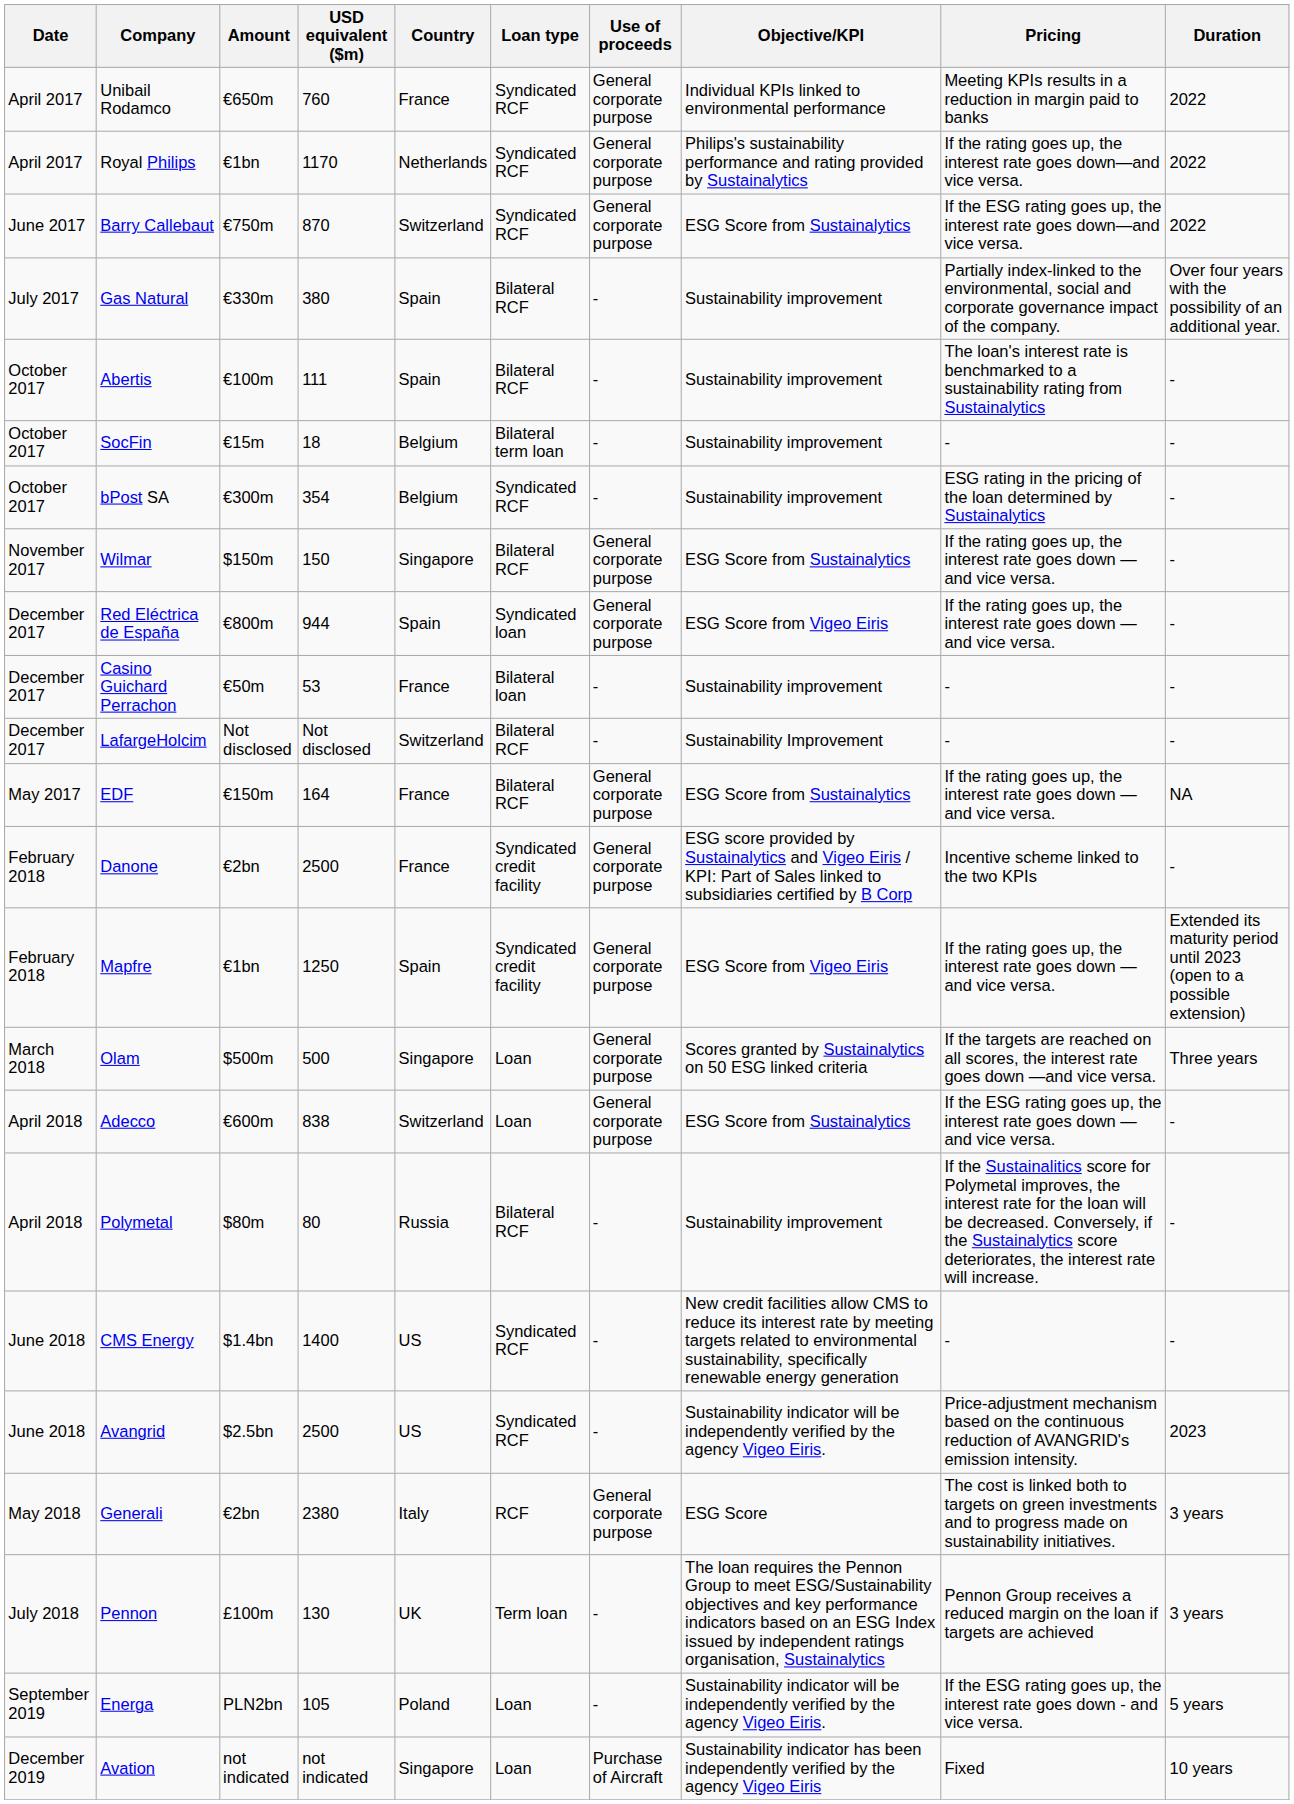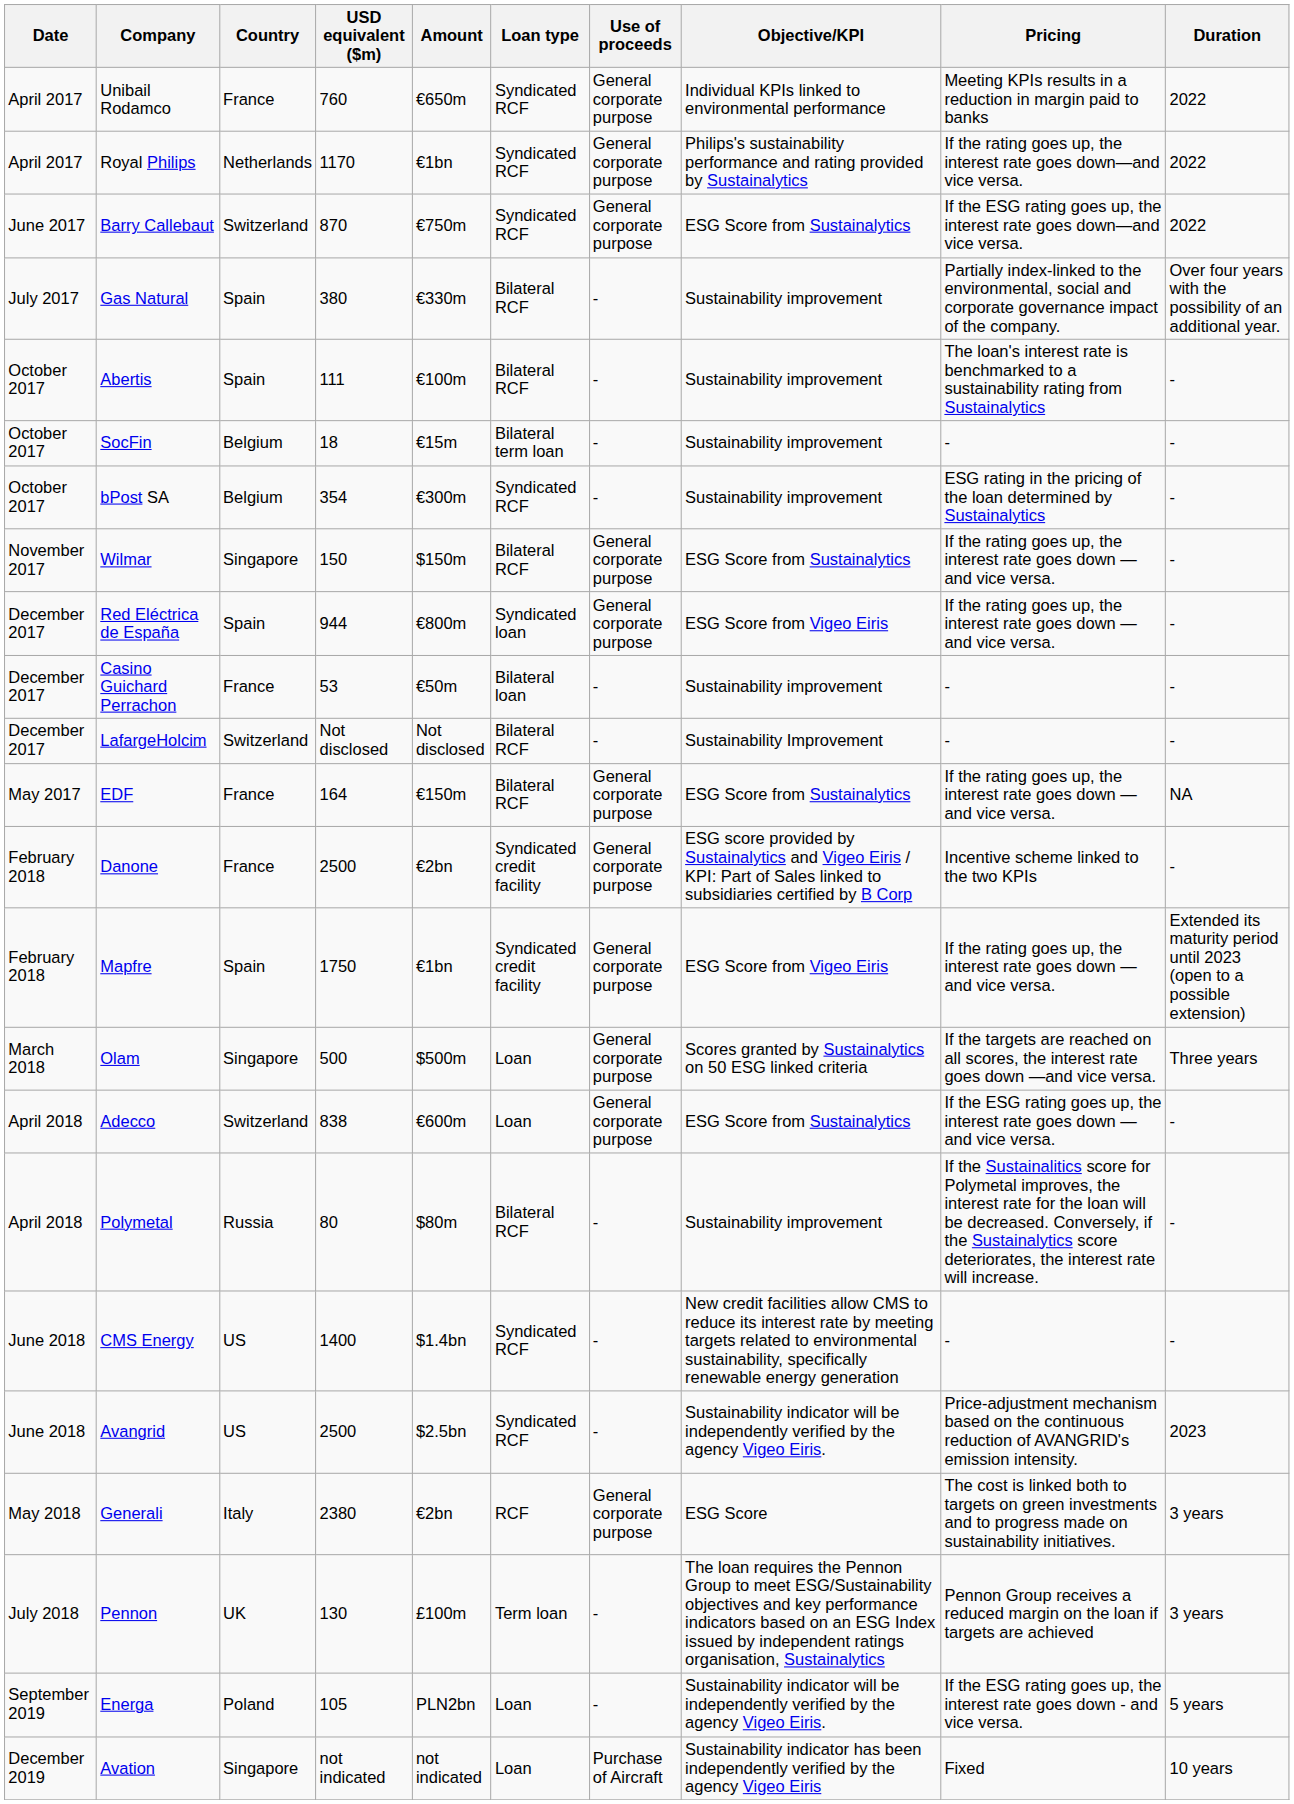columns swapped: (259, 36) <-> (443, 36)
(320, 967) 1250 -> (338, 967) 1750
